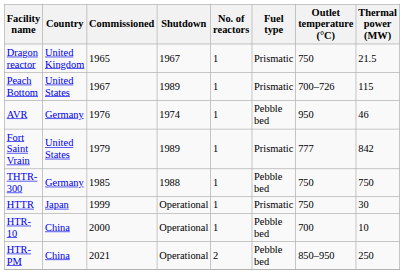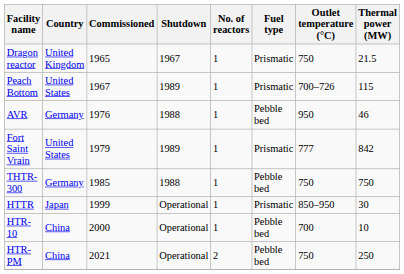(170, 114) 1974 -> (170, 114) 1988
(306, 205) 750 -> (316, 205) 850–950
(316, 255) 850–950 -> (306, 255) 750
